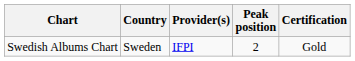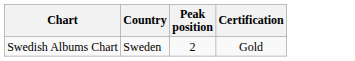- column: (201, 20)
